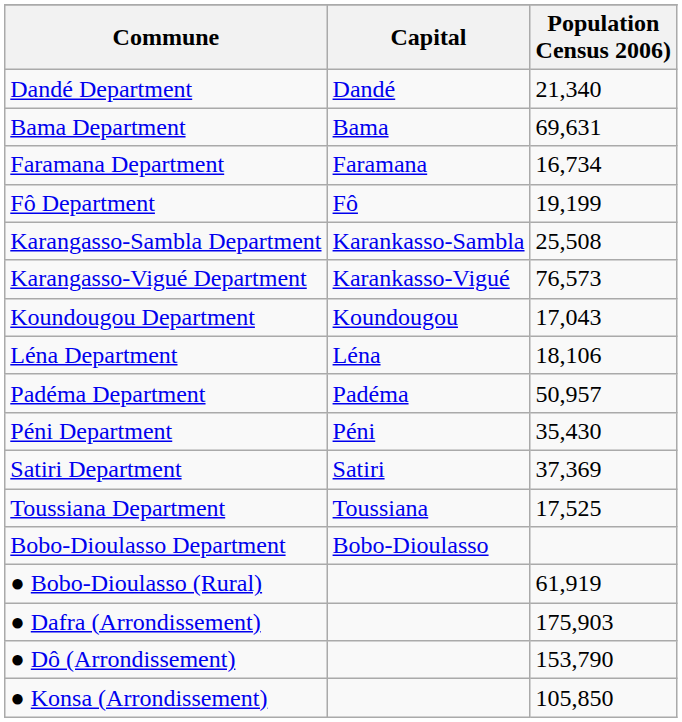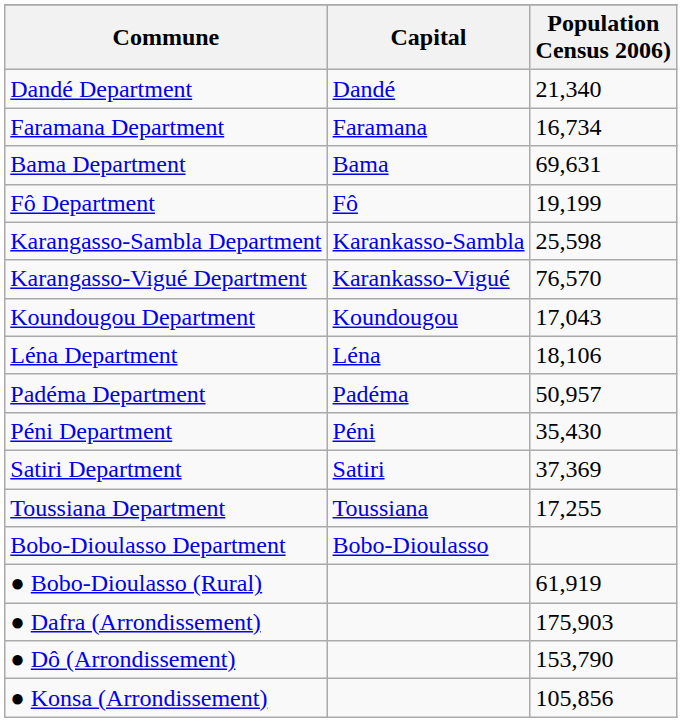rows swapped: (98, 126) <-> (117, 164)
(569, 240) 25,508 -> (569, 240) 25,598
(569, 278) 76,573 -> (569, 278) 76,570
(569, 507) 17,525 -> (569, 507) 17,255
(575, 697) 105,850 -> (575, 697) 105,856
